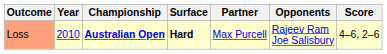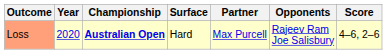(68, 35) 2010 -> (68, 35) 2020
(181, 35) bold -> (181, 35) normal
